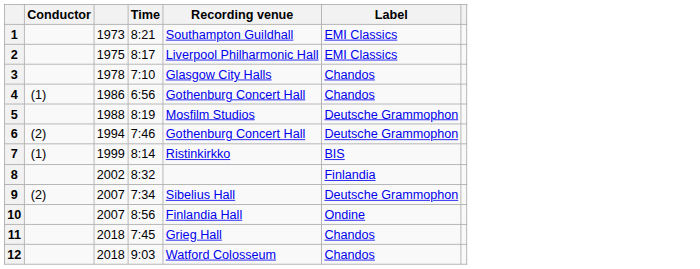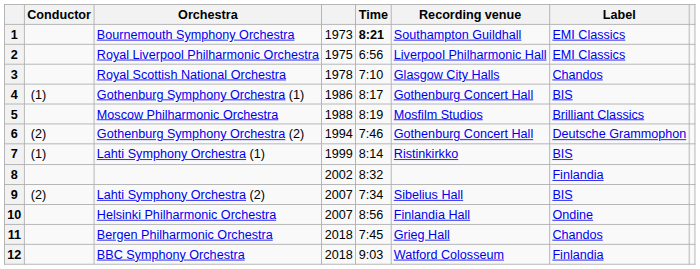+ column: (208, 15)
(143, 35) normal -> (371, 35) bold
(143, 55) 8:17 -> (371, 55) 6:56
(143, 94) 6:56 -> (371, 94) 8:17
(350, 94) Chandos -> (563, 94) BIS
(391, 114) Deutsche Grammophon -> (598, 114) Brilliant Classics
(391, 194) Deutsche Grammophon -> (563, 194) BIS
(350, 254) Chandos -> (578, 254) Finlandia
